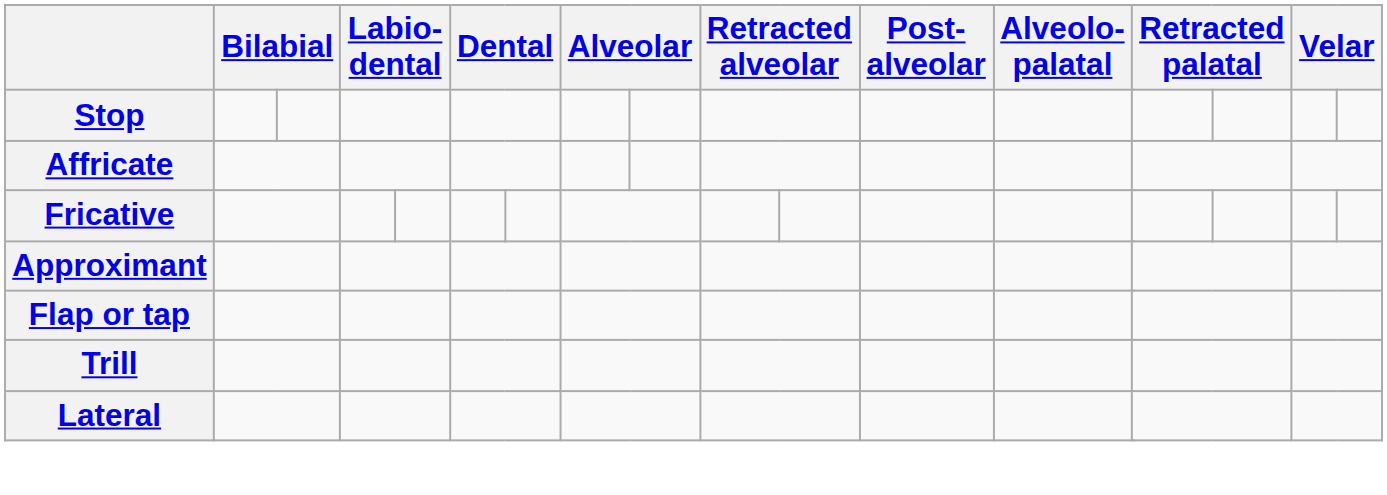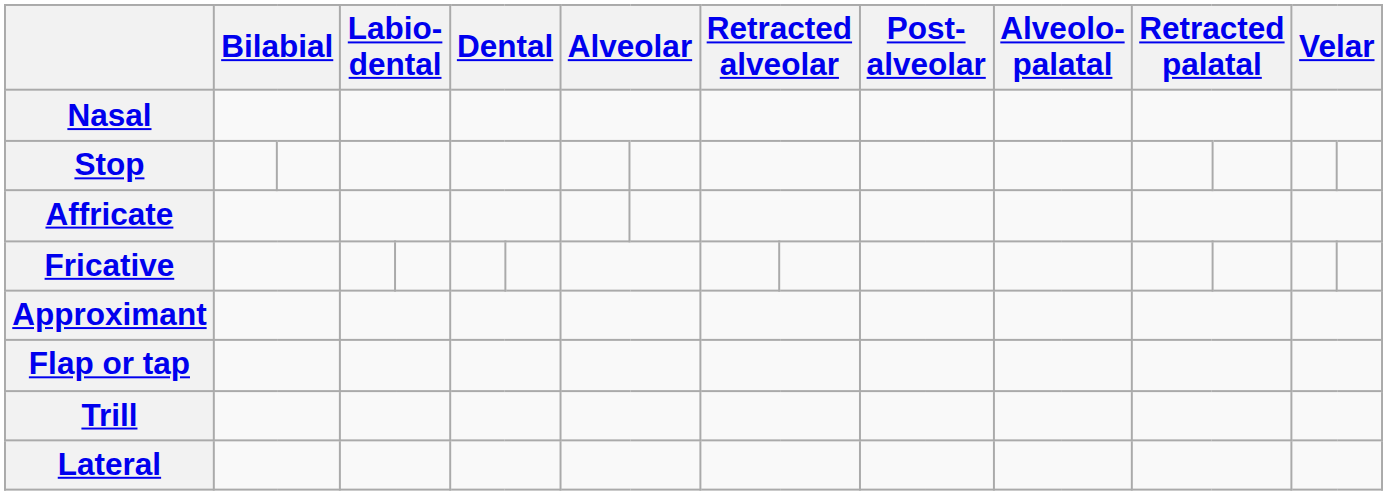+ row: (109, 114)
